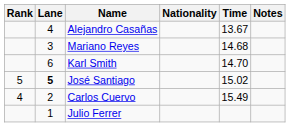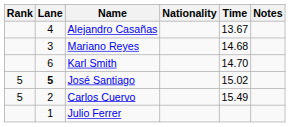(20, 97) 4 -> (20, 97) 5
